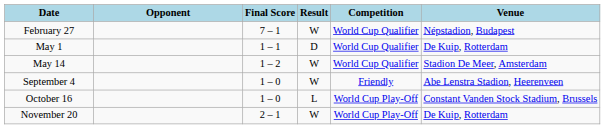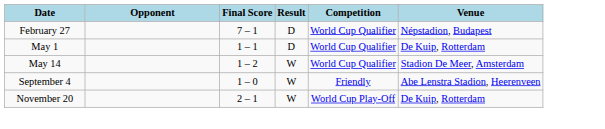(314, 30) W -> (291, 30) D
- row: (49, 98)
